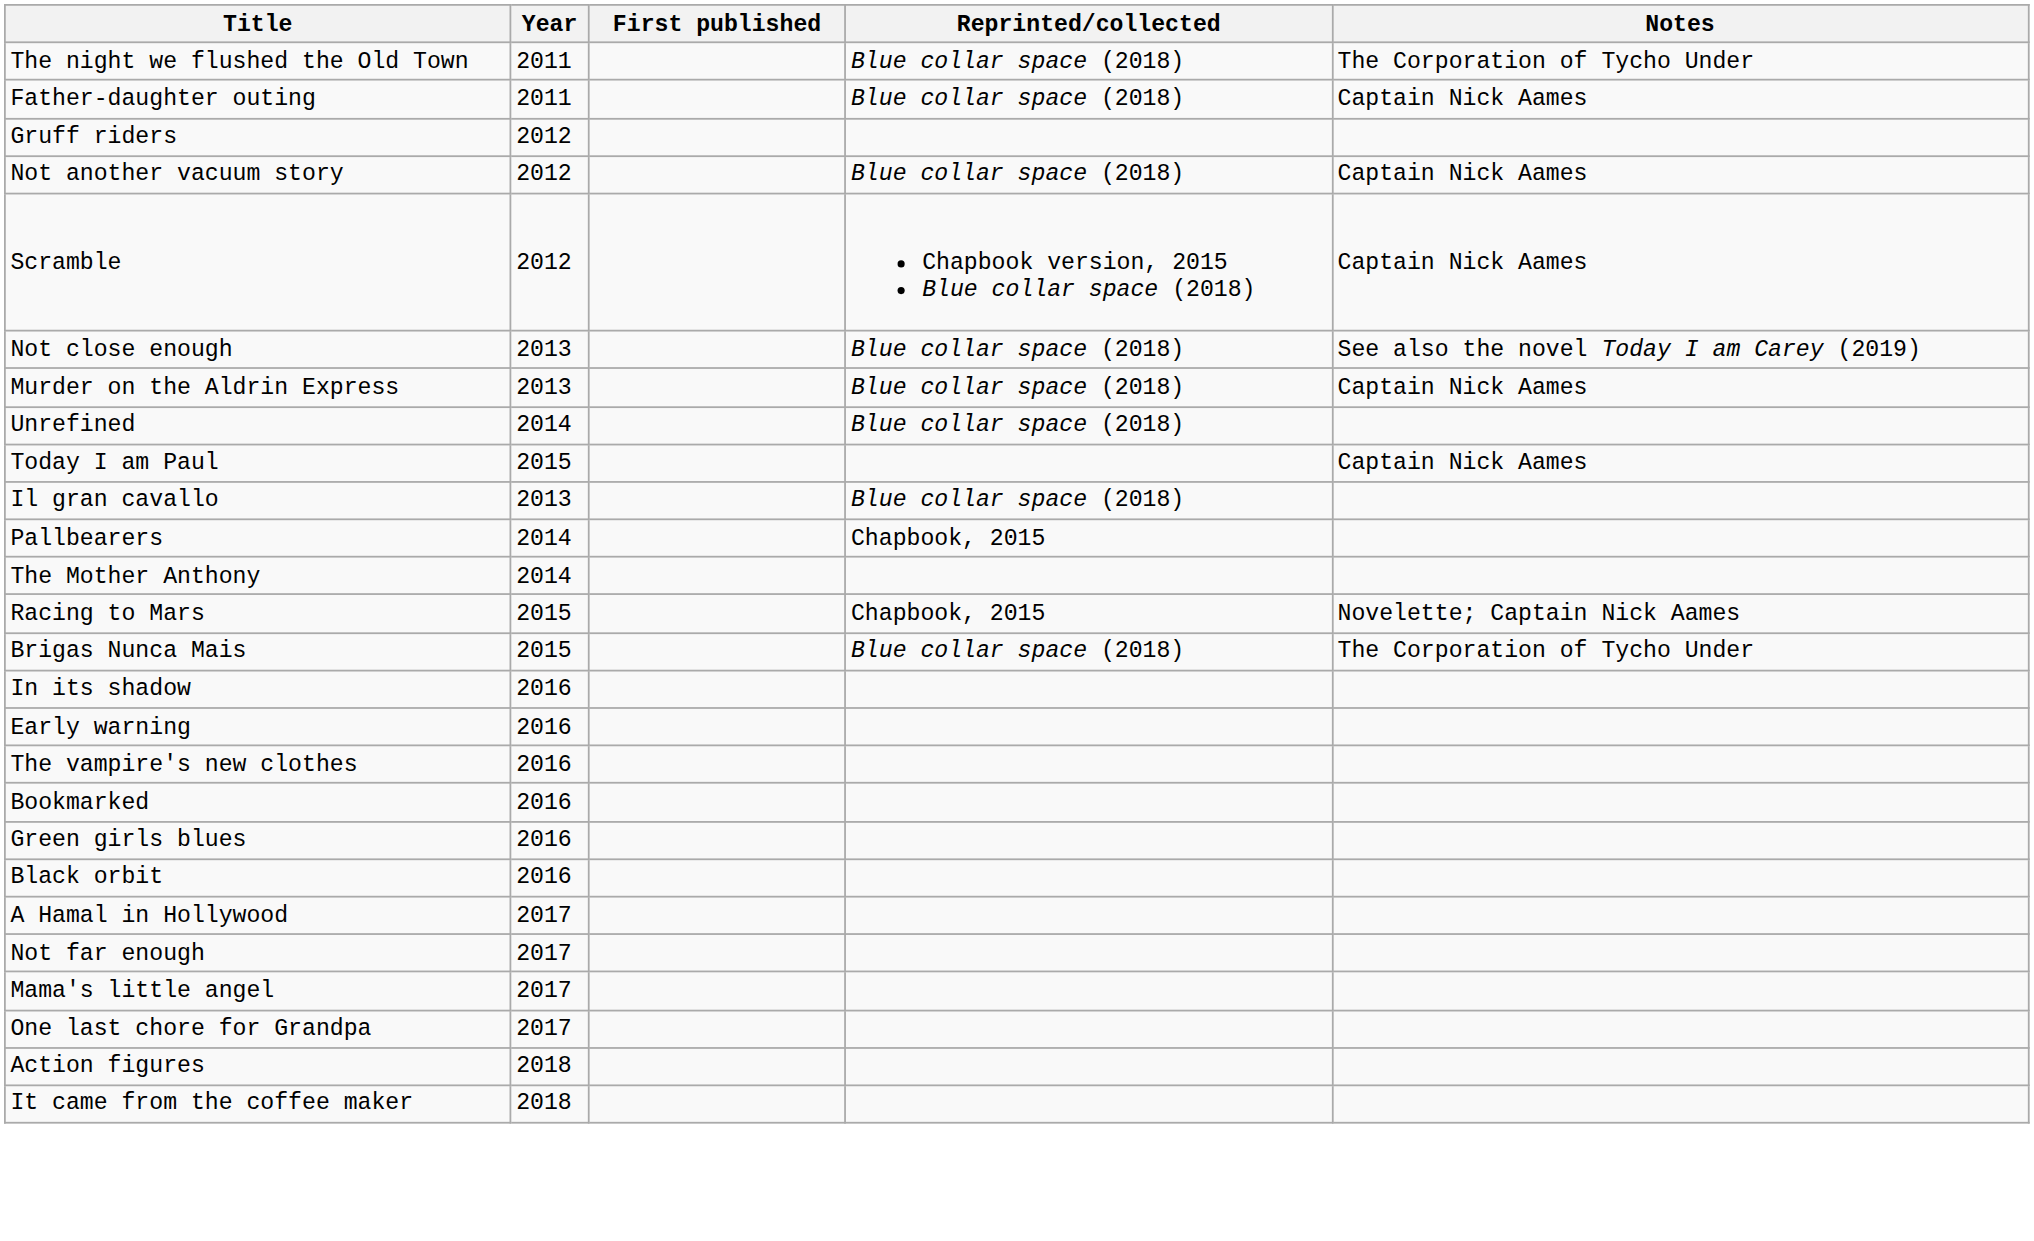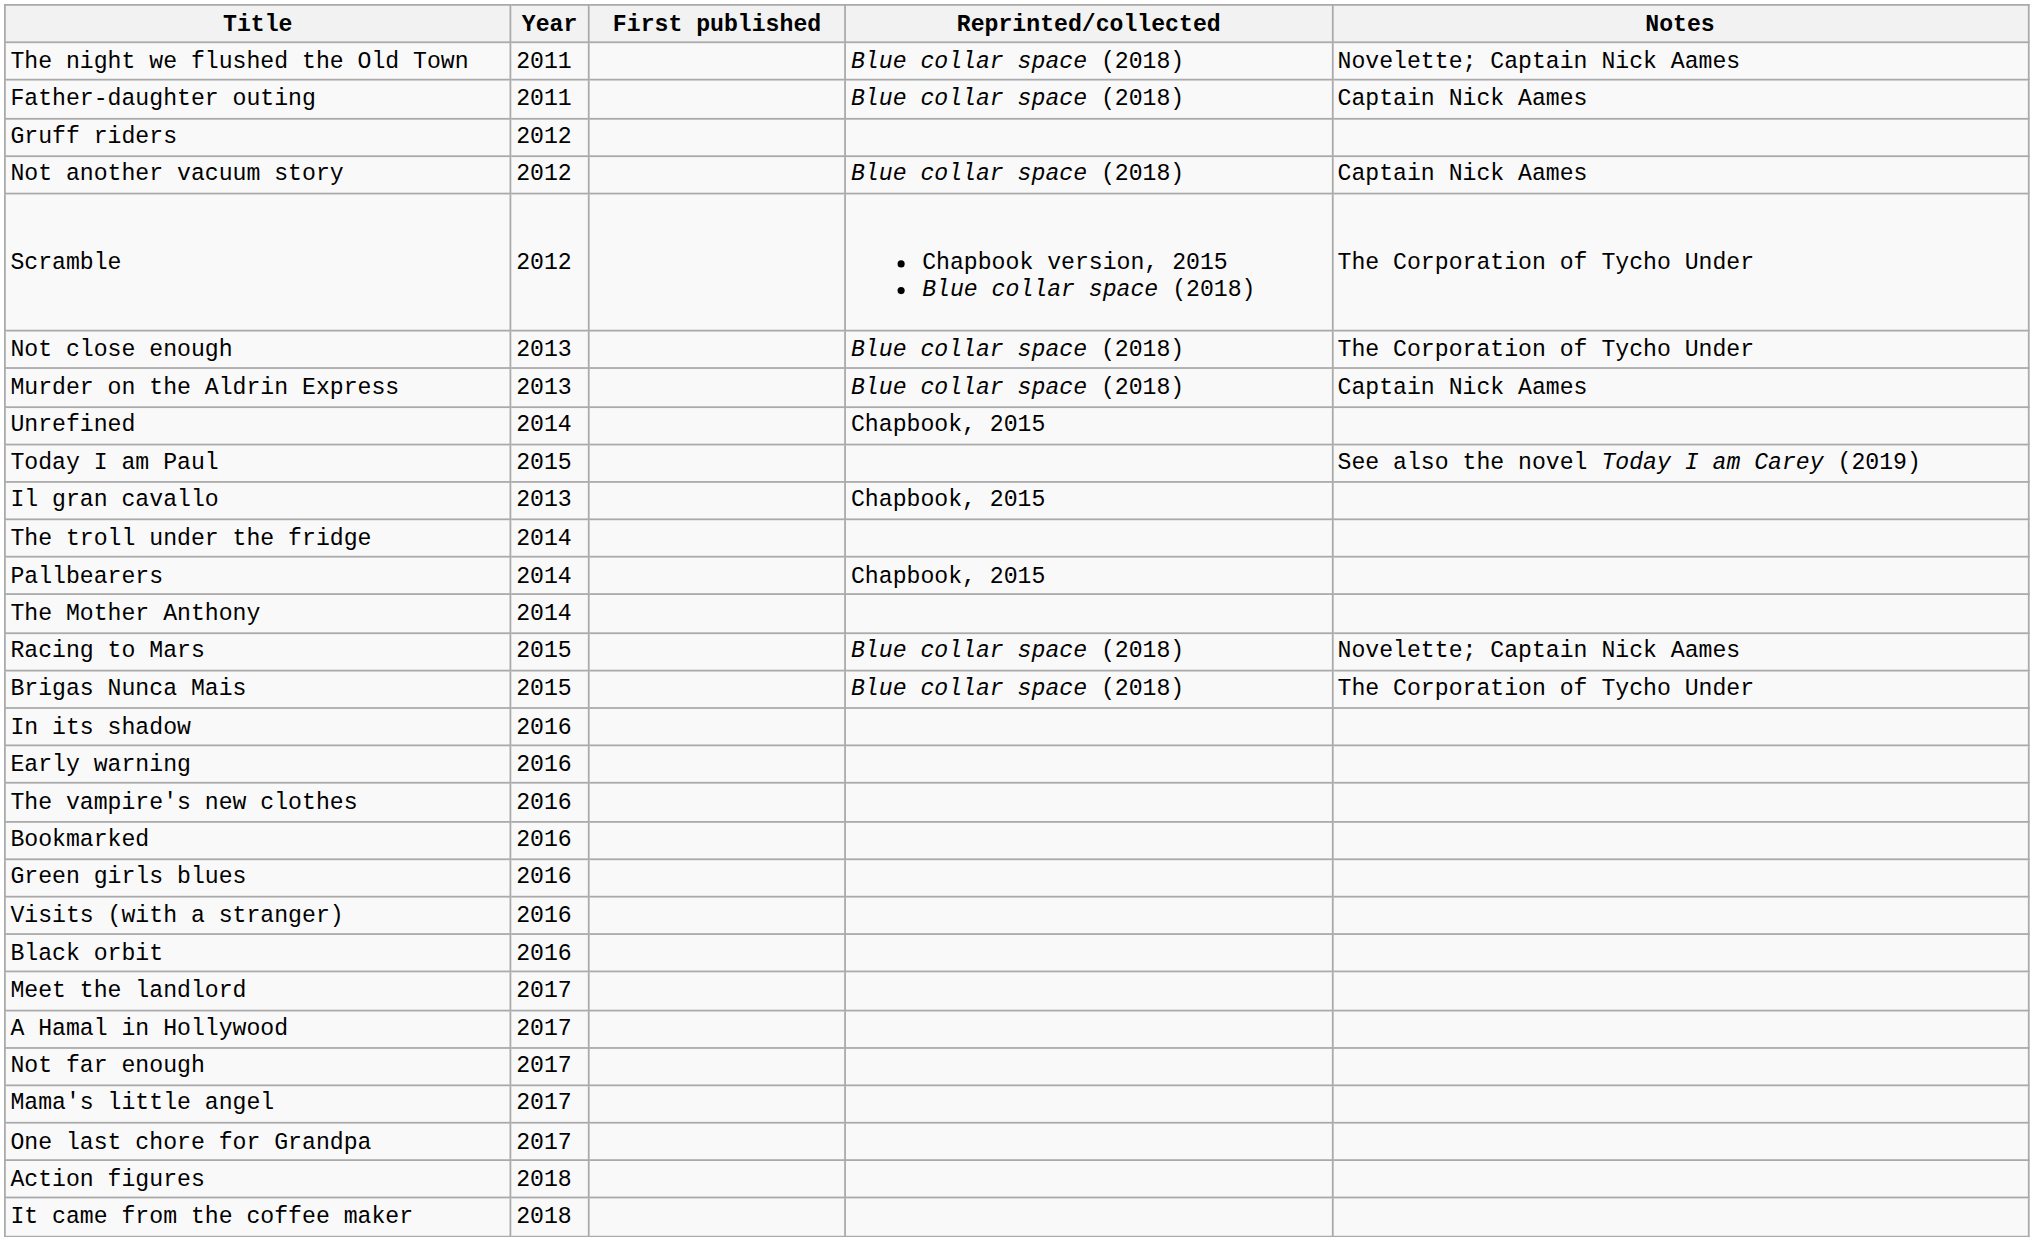(1546, 61) The Corporation of Tycho Under -> (1539, 61) Novelette; Captain Nick Aames
(1463, 262) Captain Nick Aames -> (1546, 262) The Corporation of Tycho Under
(1629, 350) See also the novel Today I am Carey (2019) -> (1546, 350) The Corporation of Tycho Under
(1018, 425) Blue collar space (2018) -> (948, 425) Chapbook, 2015
(1463, 463) Captain Nick Aames -> (1629, 463) See also the novel Today I am Carey (2019)
(1018, 501) Blue collar space (2018) -> (948, 501) Chapbook, 2015
+ row: (191, 538)
(948, 614) Chapbook, 2015 -> (1018, 651) Blue collar space (2018)
+ row: (177, 915)
+ row: (128, 991)
